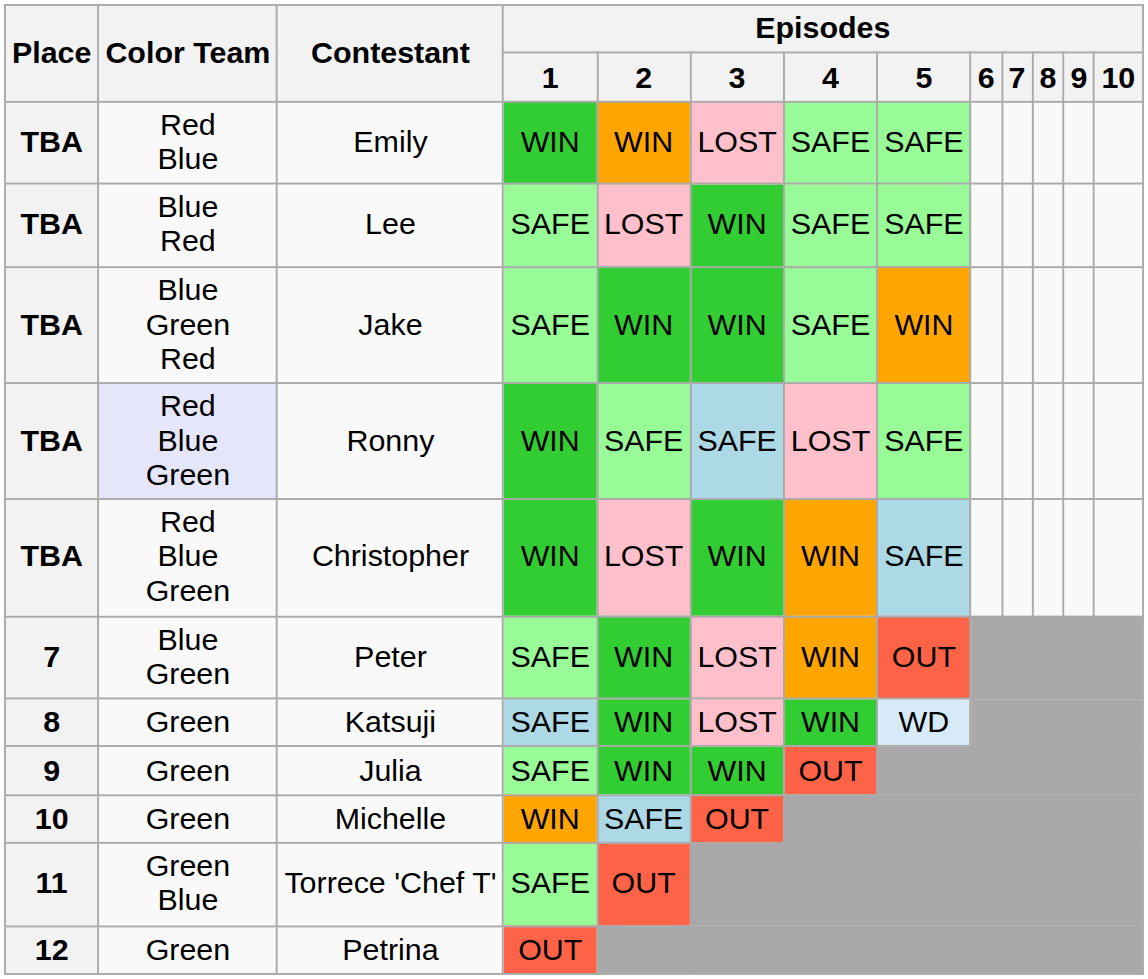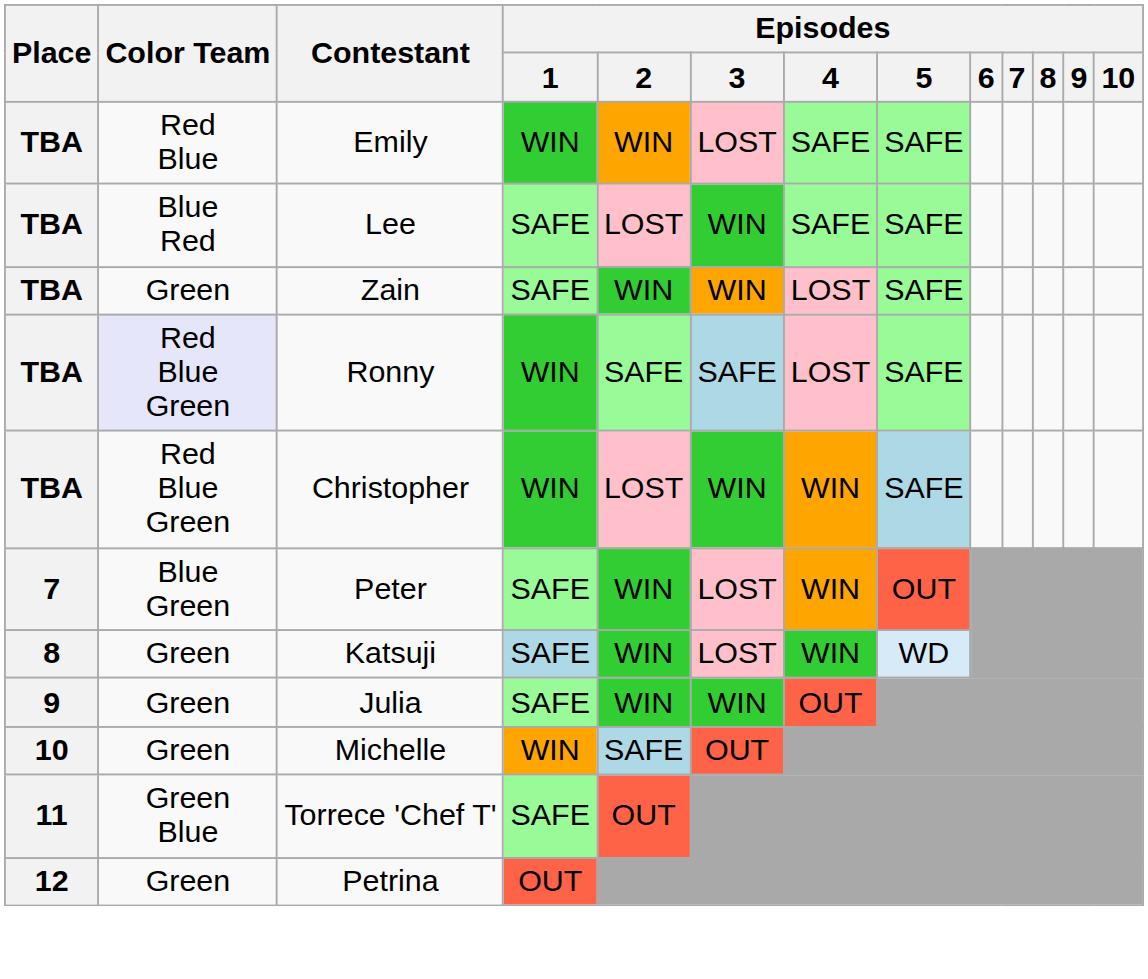+ row: (390, 289)
- row: (390, 324)
